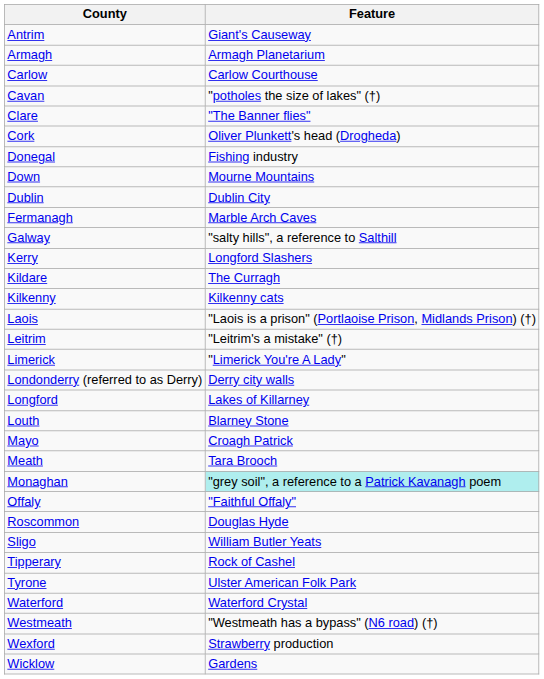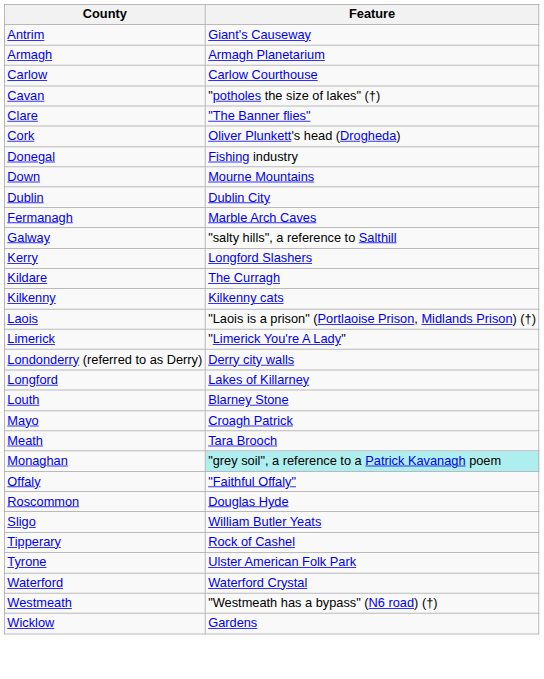- row: (27, 339)
- row: (31, 643)
